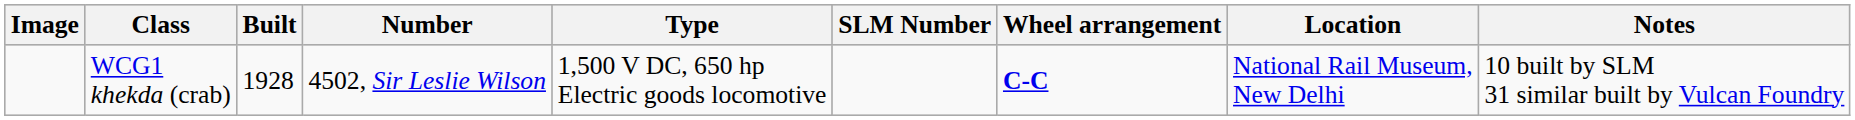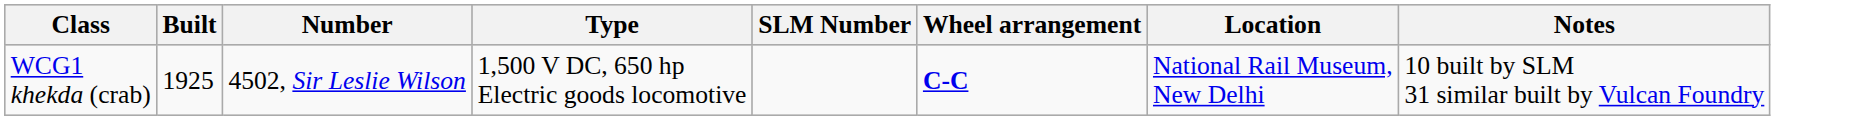- column: (45, 24)
(268, 79) 1928 -> (188, 79) 1925
